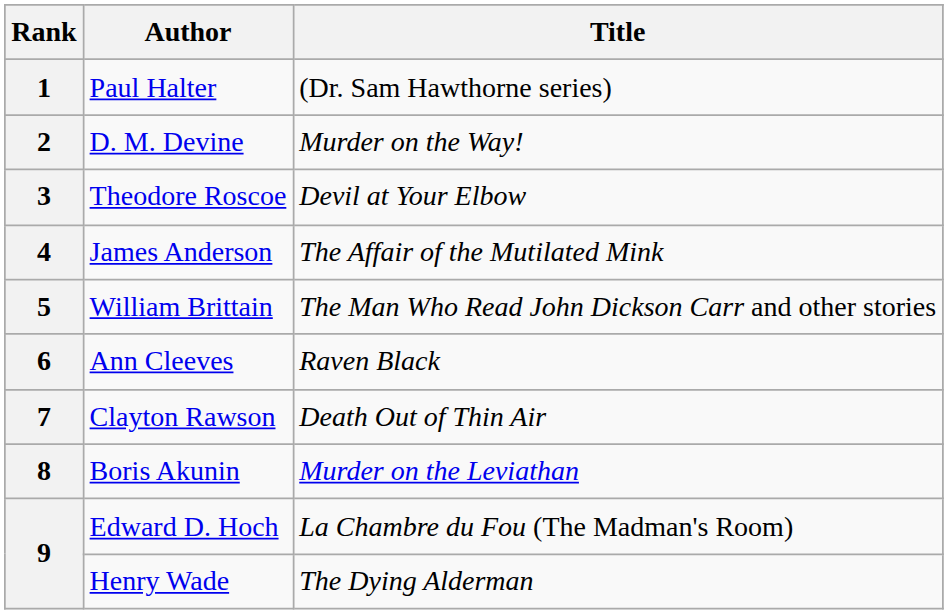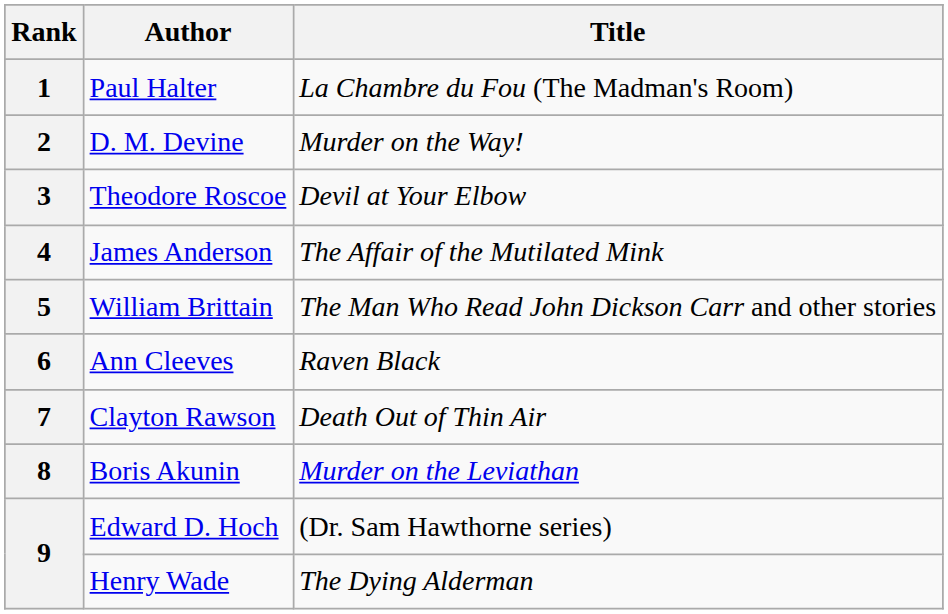(456, 86) (Dr. Sam Hawthorne series) -> (546, 86) La Chambre du Fou (The Madman's Room)
(546, 526) La Chambre du Fou (The Madman's Room) -> (456, 526) (Dr. Sam Hawthorne series)
